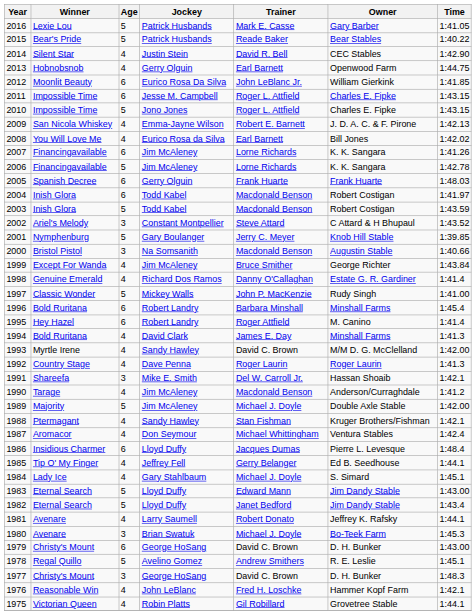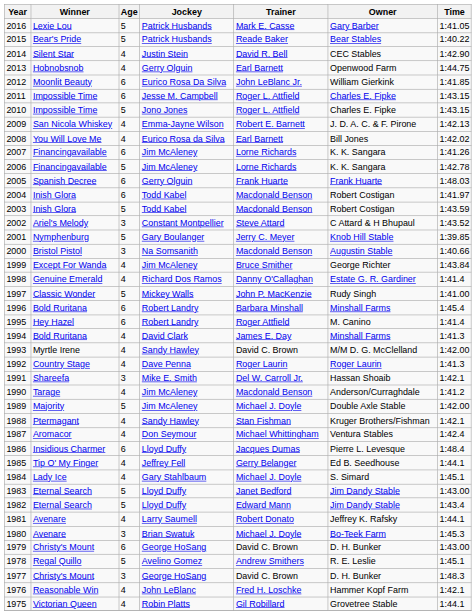(263, 491) Edward Mann -> (264, 491) Janet Bedford
(264, 505) Janet Bedford -> (263, 505) Edward Mann
